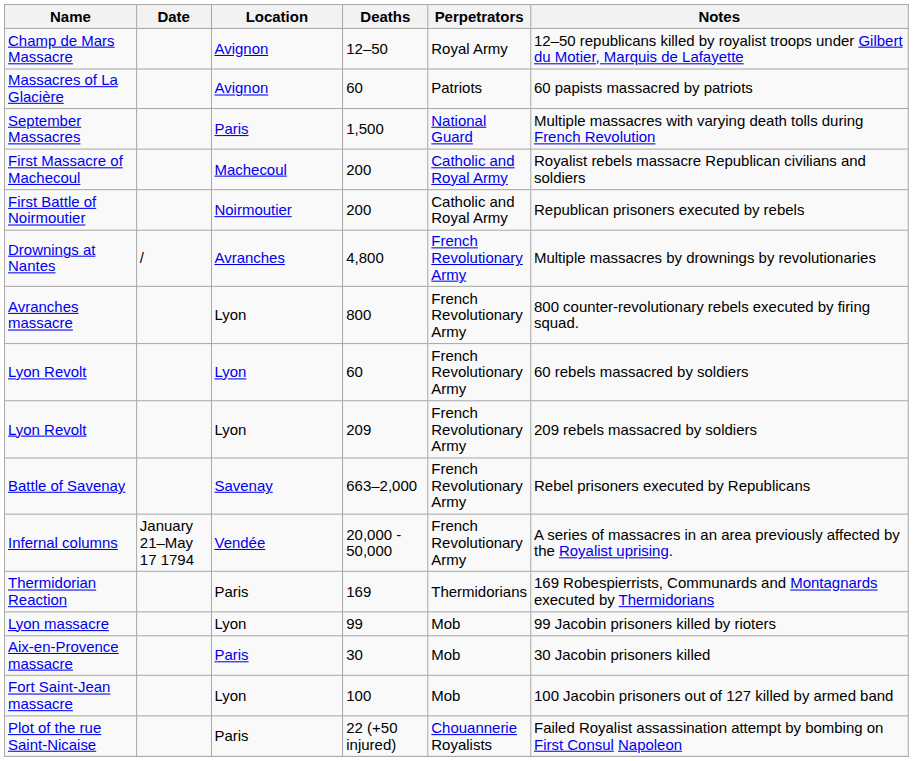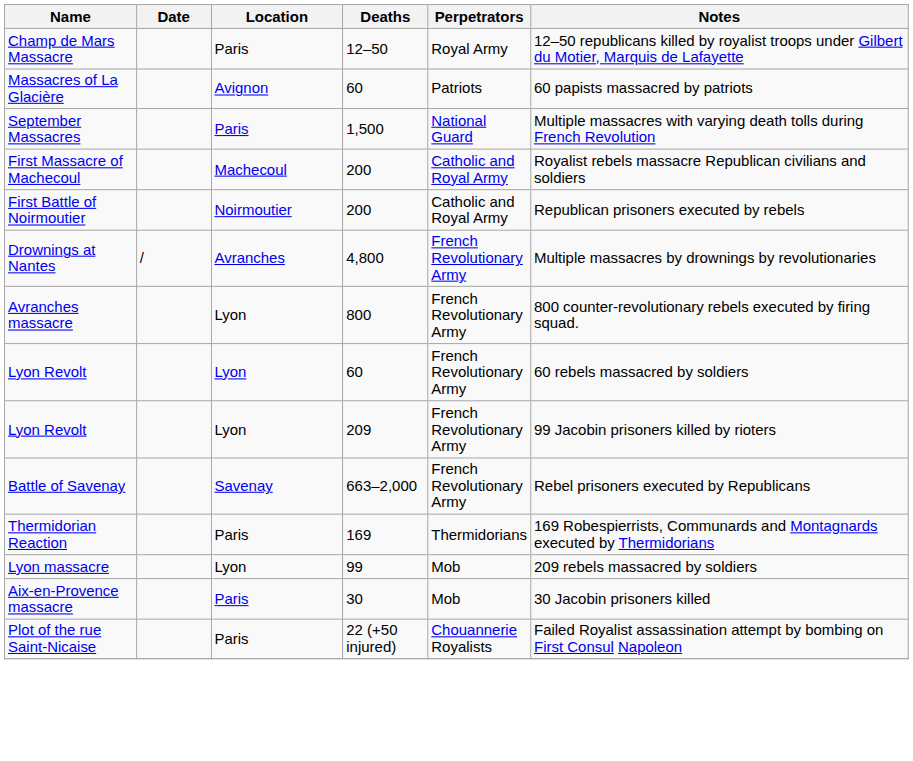(241, 49) Avignon -> (232, 49) Paris
(645, 429) 209 rebels massacred by soldiers -> (655, 429) 99 Jacobin prisoners killed by rioters
- row: (63, 543)
(655, 624) 99 Jacobin prisoners killed by rioters -> (645, 567) 209 rebels massacred by soldiers
- row: (59, 696)
